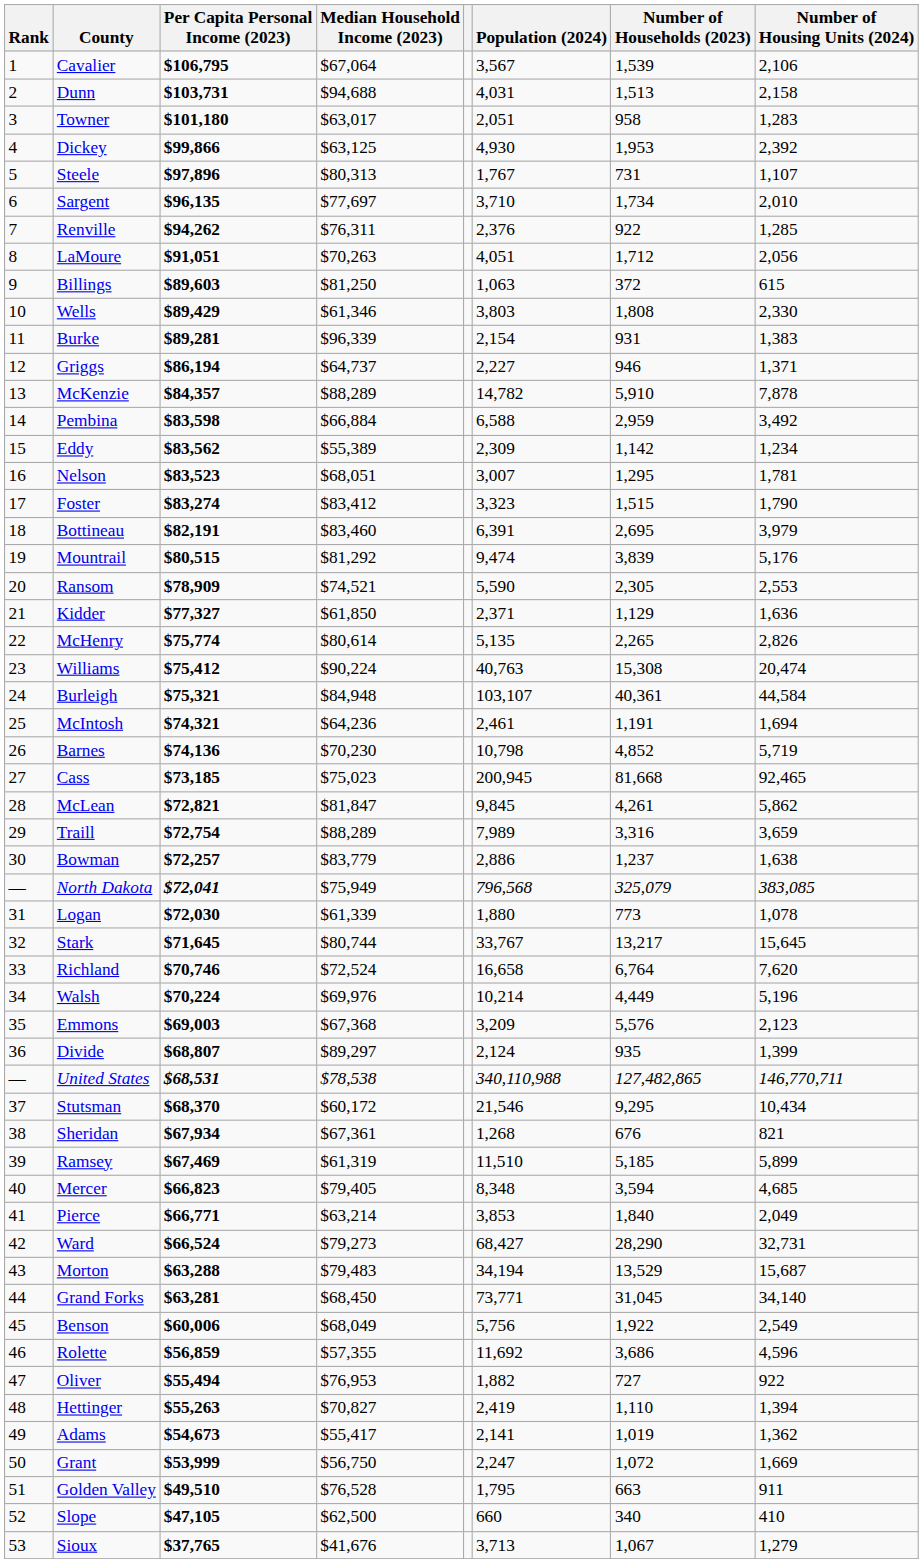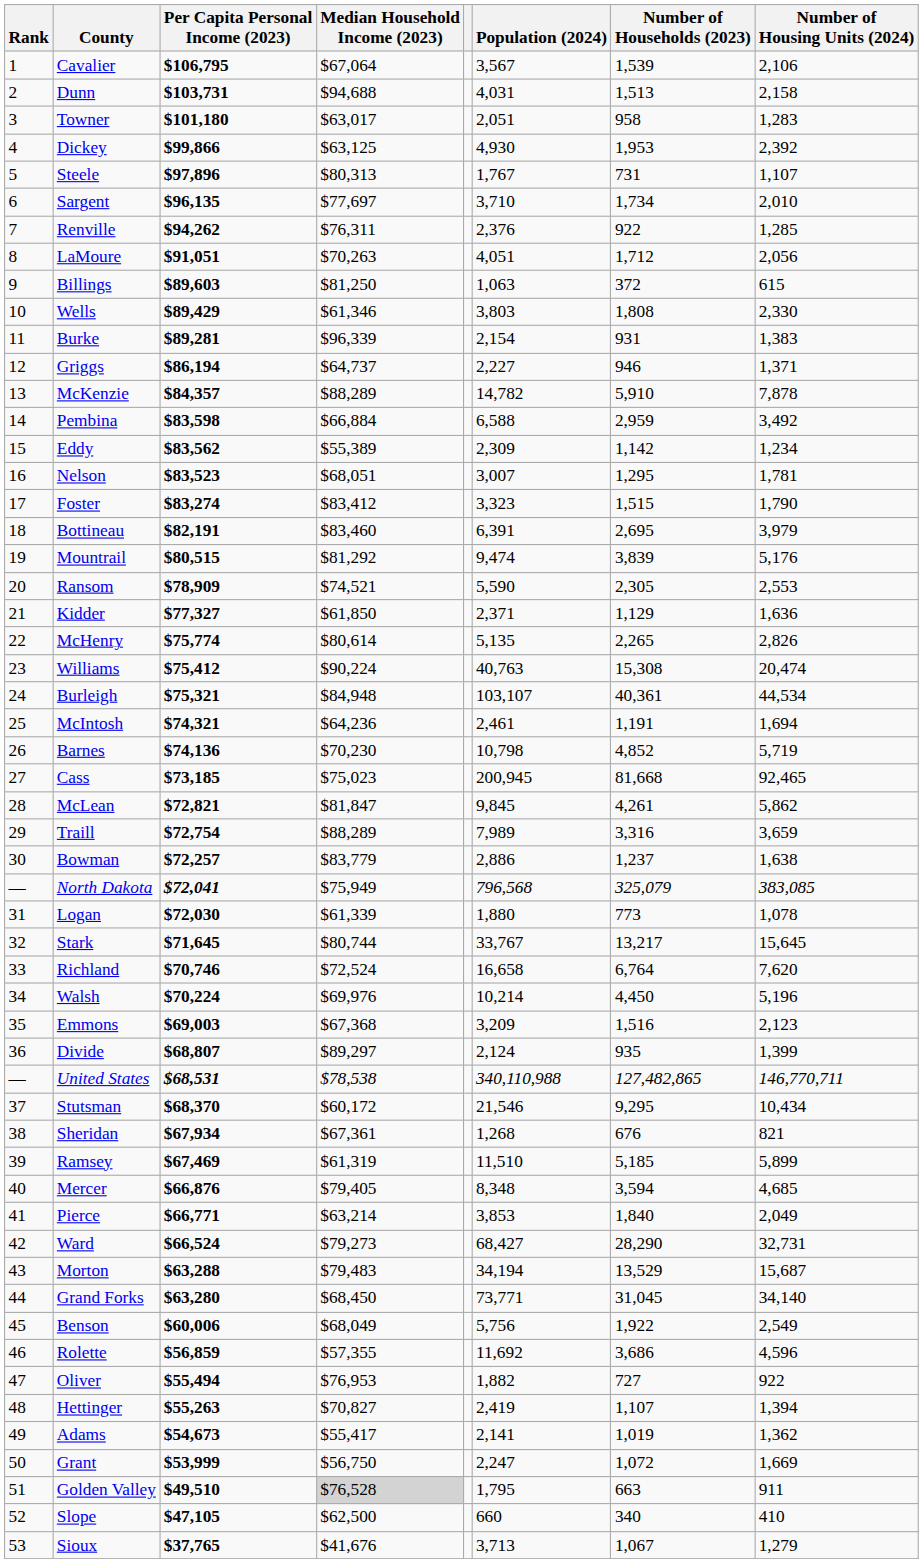(782, 695) 44,584 -> (782, 695) 44,534
(634, 996) 4,449 -> (634, 996) 4,450
(634, 1024) 5,576 -> (634, 1024) 1,516
(192, 1188) $66,823 -> (192, 1188) $66,876
(192, 1298) $63,281 -> (192, 1298) $63,280
(634, 1407) 1,110 -> (634, 1407) 1,107
(348, 1490) no background -> (348, 1490) lightgrey background
